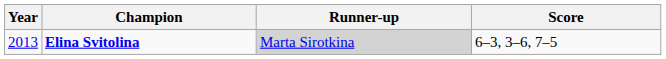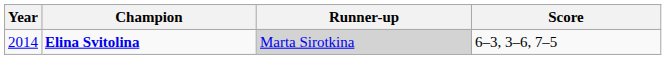(23, 41) 2013 -> (23, 41) 2014
